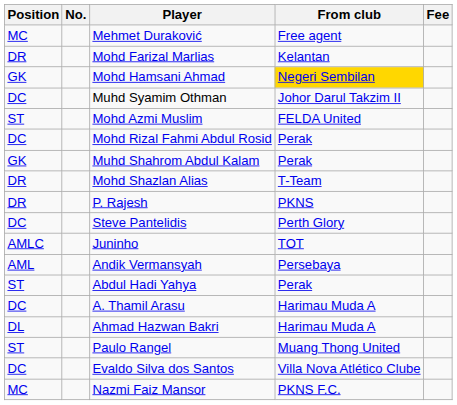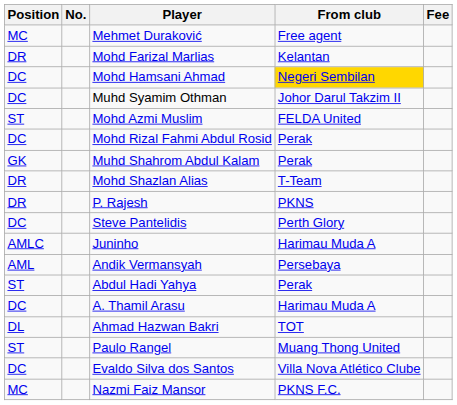(17, 77) GK -> (17, 77) DC
(291, 243) TOT -> (327, 243) Harimau Muda A
(327, 327) Harimau Muda A -> (291, 327) TOT
